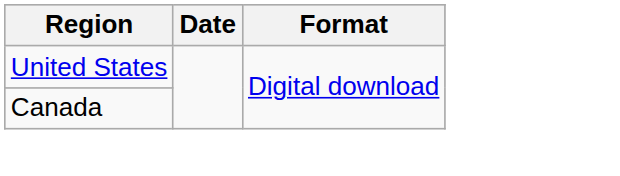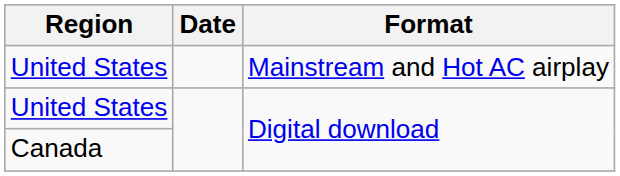+ row: (89, 66)
